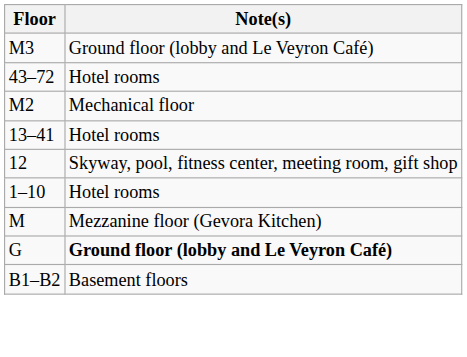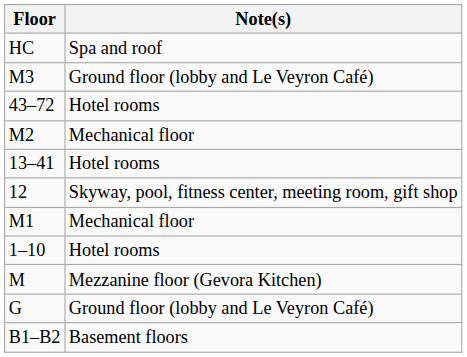+ row: (21, 47)
+ row: (21, 221)
(231, 250) bold -> (221, 308) normal
